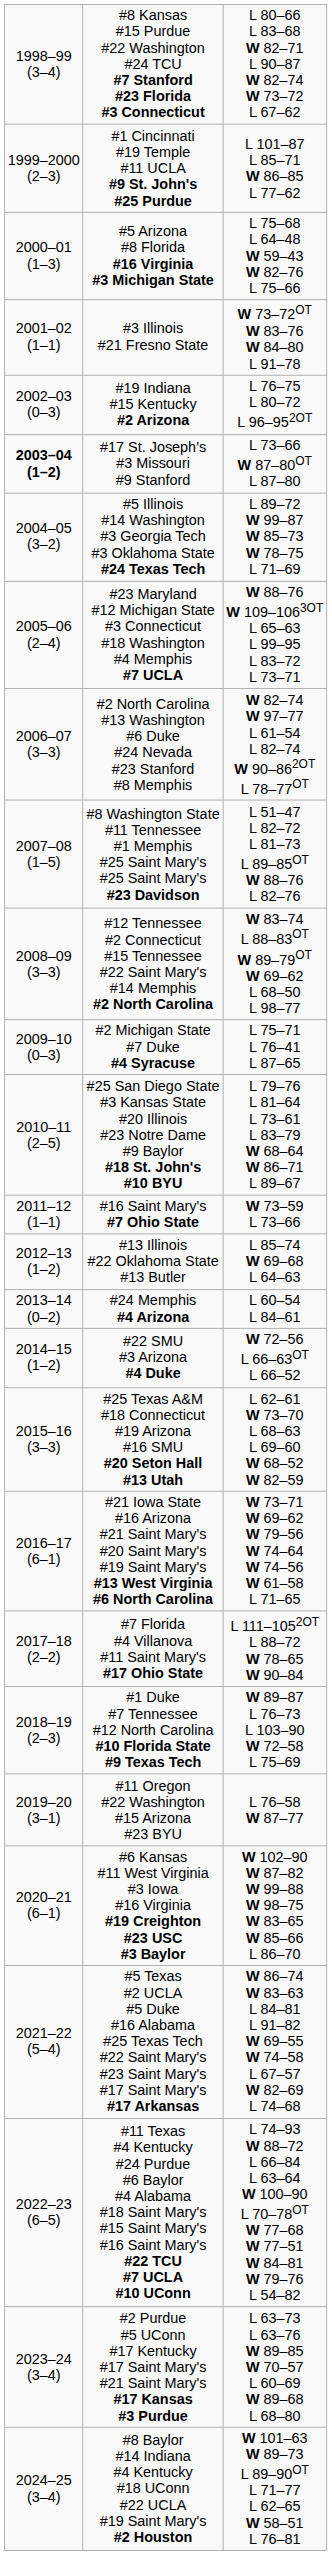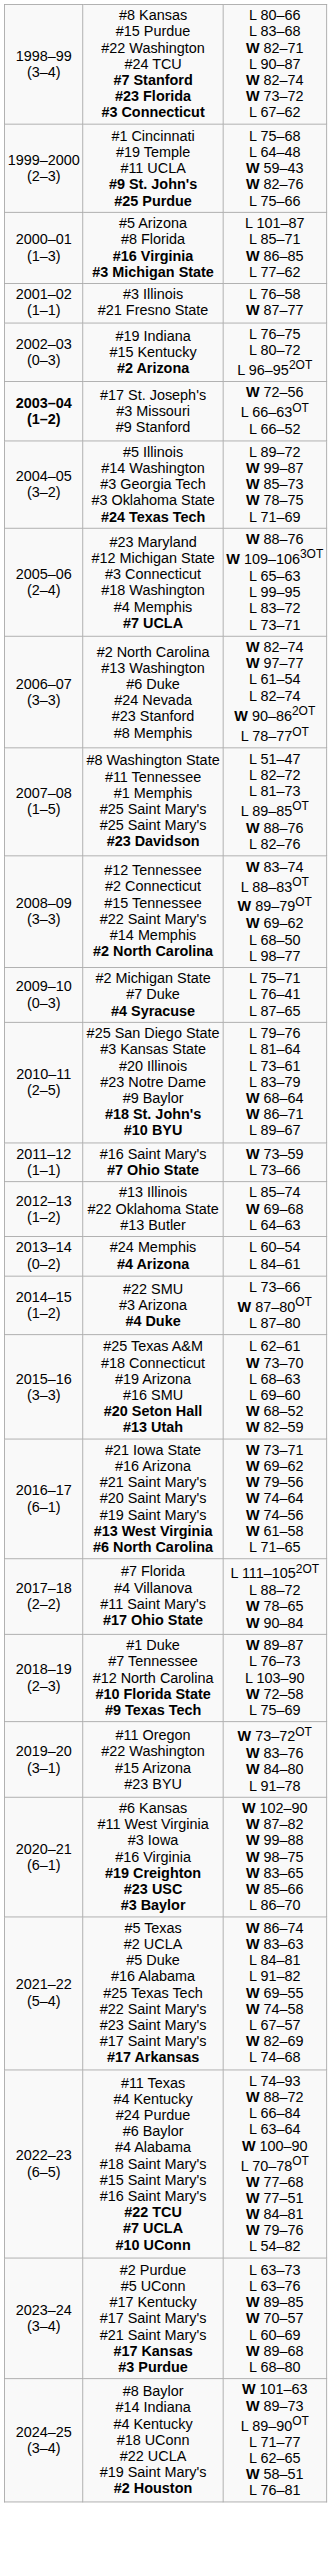(275, 168) L 101–87 L 85–71 W 86–85 L 77–62 -> (275, 168) L 75–68 L 64–48 W 59–43 W 82–76 L 75–66
(275, 255) L 75–68 L 64–48 W 59–43 W 82–76 L 75–66 -> (275, 247) L 101–87 L 85–71 W 86–85 L 77–62
(275, 337) W 73–72OT W 83–76 W 84–80 L 91–78 -> (275, 303) L 76–58 W 87–77
(275, 463) L 73–66 W 87–80OT L 87–80 -> (275, 411) W 72–56 L 66–63OT L 66–52
(275, 1357) W 72–56 L 66–63OT L 66–52 -> (275, 1305) L 73–66 W 87–80OT L 87–80
(275, 1810) L 76–58 W 87–77 -> (275, 1759) W 73–72OT W 83–76 W 84–80 L 91–78
